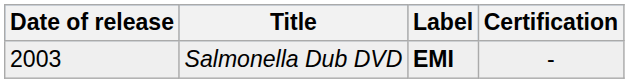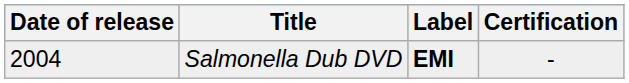(36, 59) 2003 -> (36, 59) 2004
